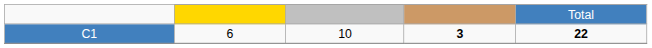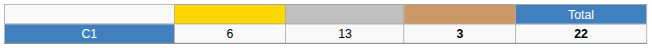(345, 34) 10 -> (345, 34) 13
